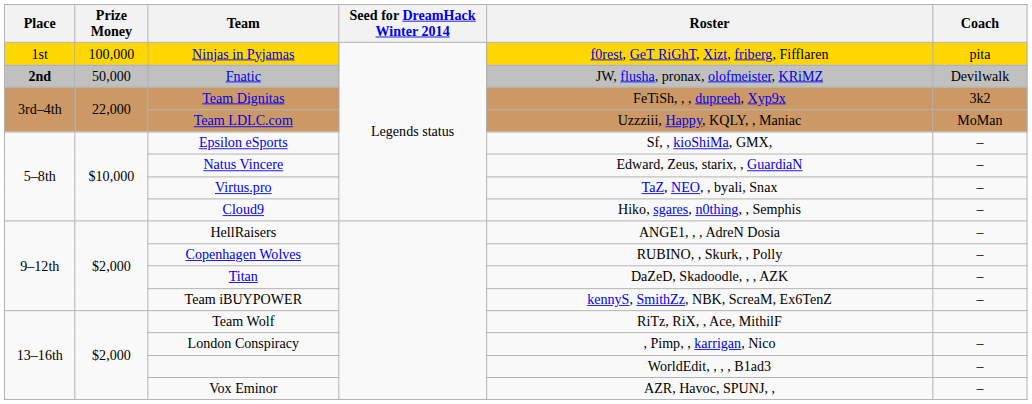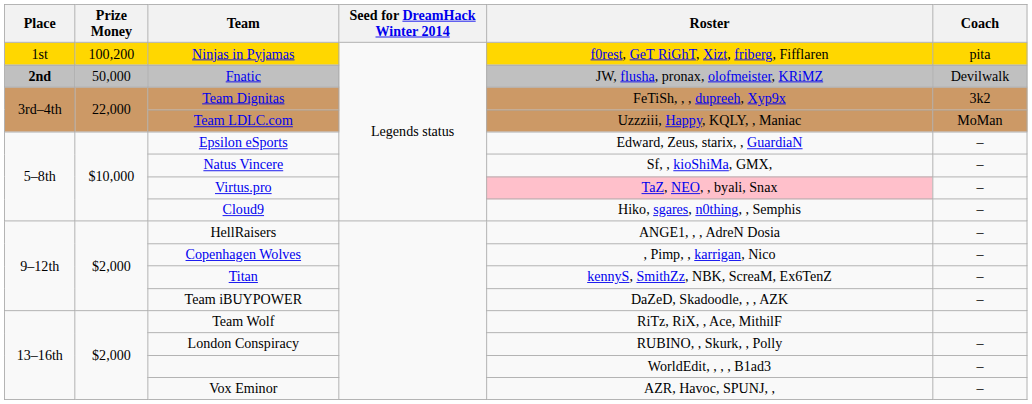(111, 53) 100,000 -> (111, 53) 100,200
(709, 143) Sf, , kioShiMa, GMX, -> (709, 143) Edward, Zeus, starix, , GuardiaN
(709, 165) Edward, Zeus, starix, , GuardiaN -> (709, 165) Sf, , kioShiMa, GMX,
(709, 187) no background -> (709, 187) pink background
(709, 254) RUBINO, , Skurk, , Polly -> (709, 254) , Pimp, , karrigan, Nico
(709, 277) DaZeD, Skadoodle, , , AZK -> (709, 277) kennyS, SmithZz, NBK, ScreaM, Ex6TenZ
(709, 299) kennyS, SmithZz, NBK, ScreaM, Ex6TenZ -> (709, 299) DaZeD, Skadoodle, , , AZK
(709, 344) , Pimp, , karrigan, Nico -> (709, 344) RUBINO, , Skurk, , Polly
